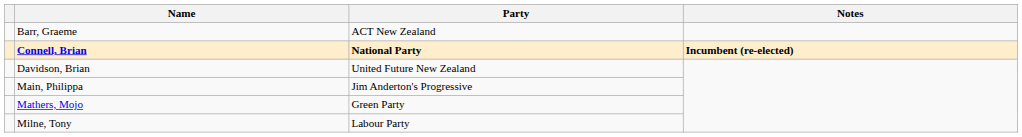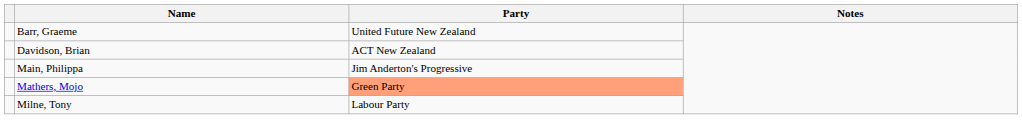(393, 32) ACT New Zealand -> (413, 32) United Future New Zealand
- row: (52, 50)
(413, 68) United Future New Zealand -> (393, 50) ACT New Zealand
(378, 105) no background -> (378, 87) lightsalmon background
